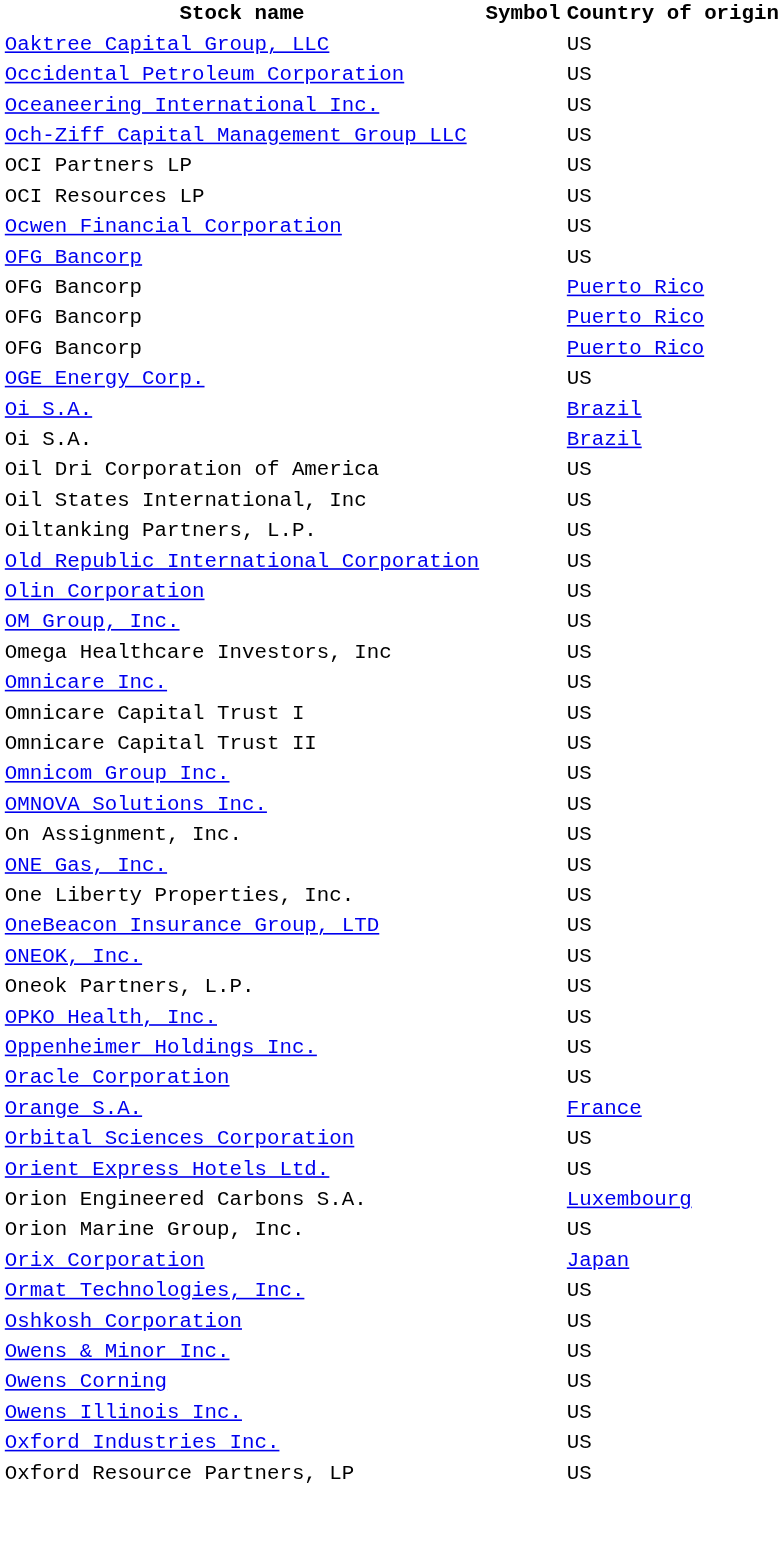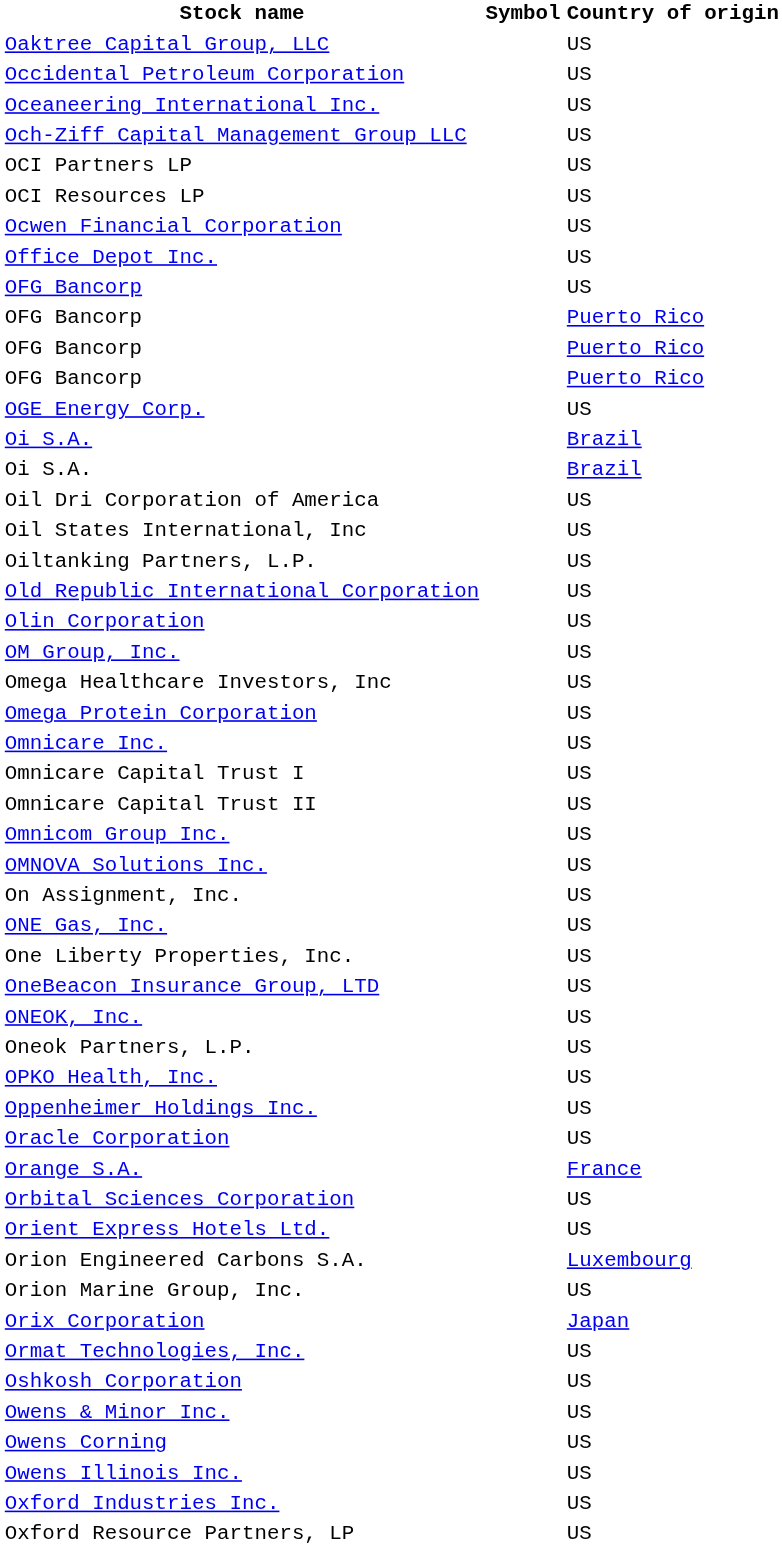+ row: (111, 257)
+ row: (161, 713)
